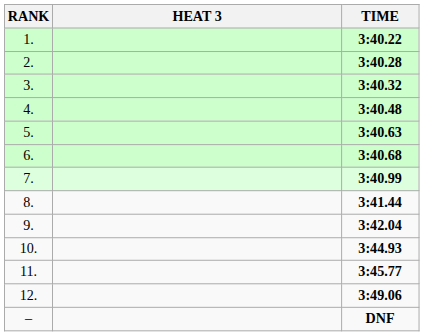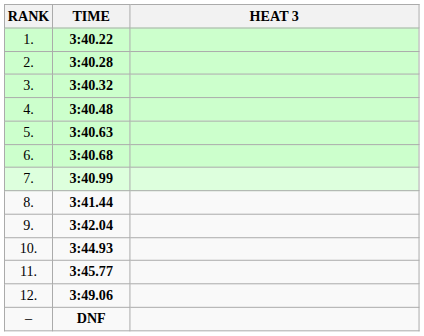columns swapped: (197, 16) <-> (380, 16)
